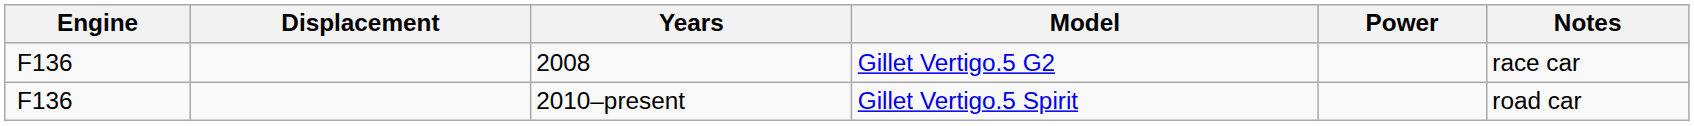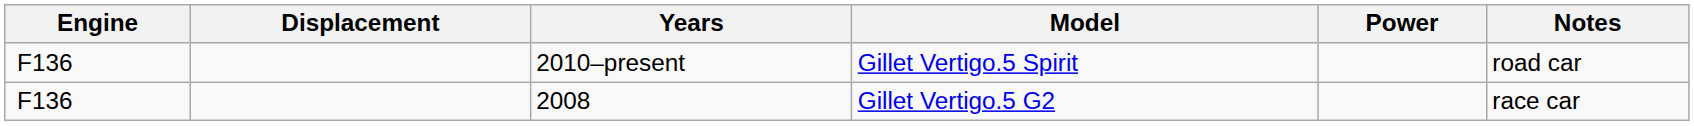rows swapped: (563, 62) <-> (611, 100)
